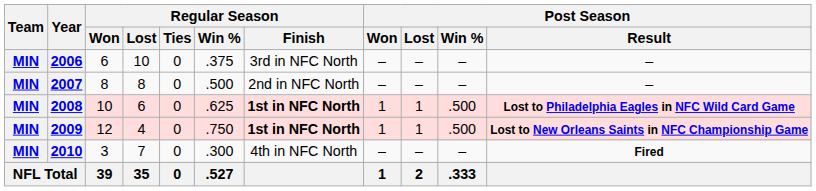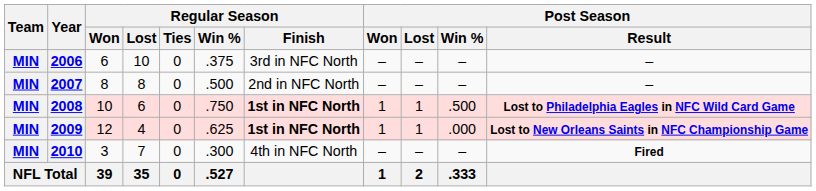(219, 106) .625 -> (219, 106) .750
(219, 129) .750 -> (219, 129) .625
(462, 129) .500 -> (462, 129) .000
